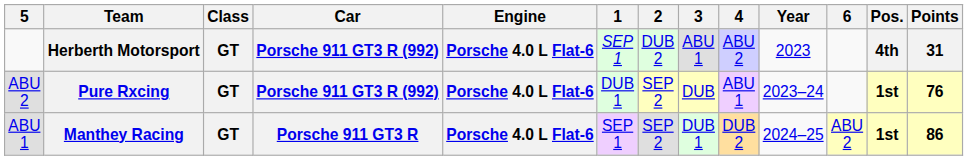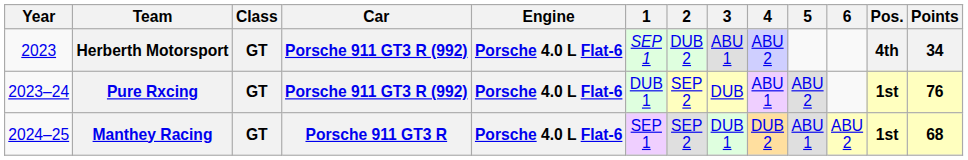columns swapped: (793, 16) <-> (24, 16)
(935, 50) 31 -> (935, 50) 34
(935, 134) 86 -> (935, 134) 68
